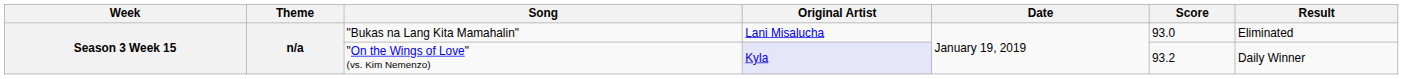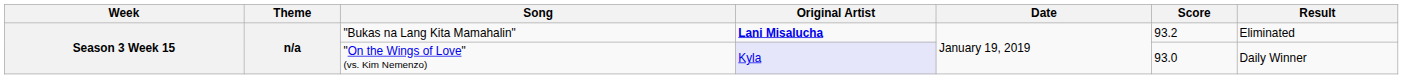(785, 32) normal -> (781, 32) bold
(1164, 32) 93.0 -> (1166, 32) 93.2
(1164, 58) 93.2 -> (1166, 58) 93.0
